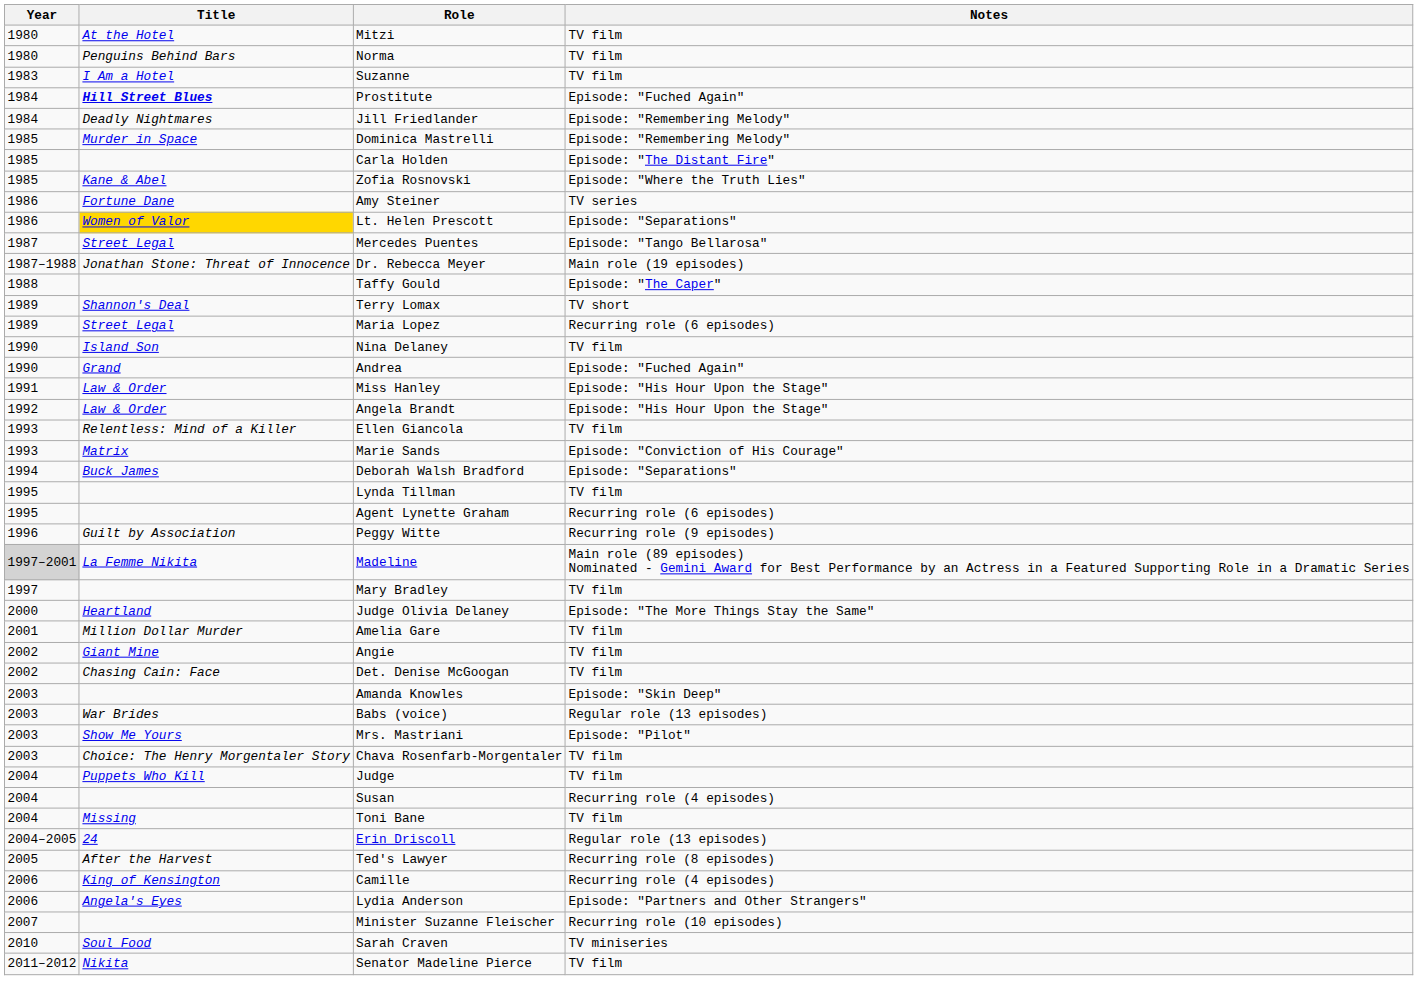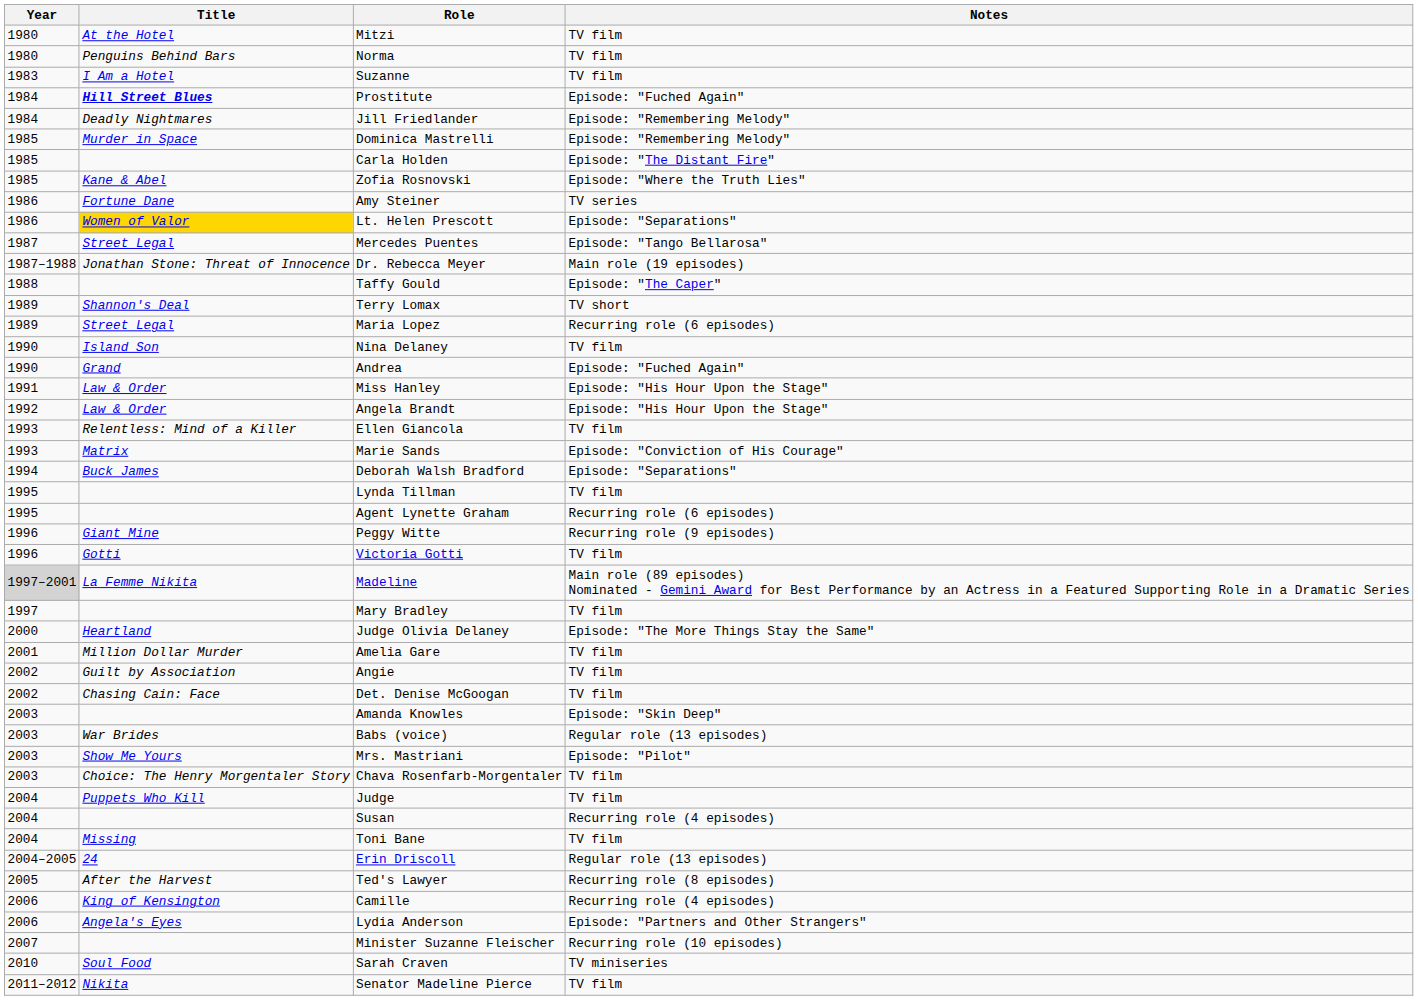(159, 534) Guilt by Association -> (121, 534) Giant Mine
+ row: (410, 555)
(121, 652) Giant Mine -> (159, 673) Guilt by Association
